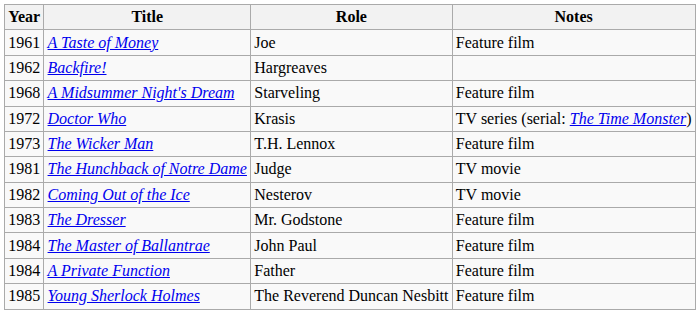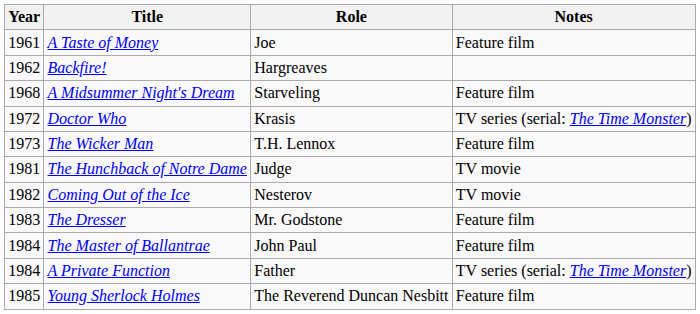(495, 270) Feature film -> (574, 270) TV series (serial: The Time Monster)
